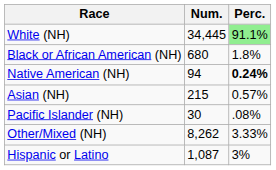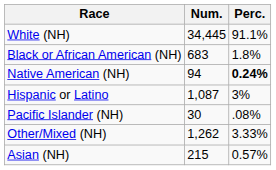(250, 34) lightgreen background -> (250, 34) no background
(198, 54) 680 -> (198, 54) 683
rows swapped: (38, 94) <-> (58, 154)
(203, 134) 8,262 -> (203, 134) 1,262
